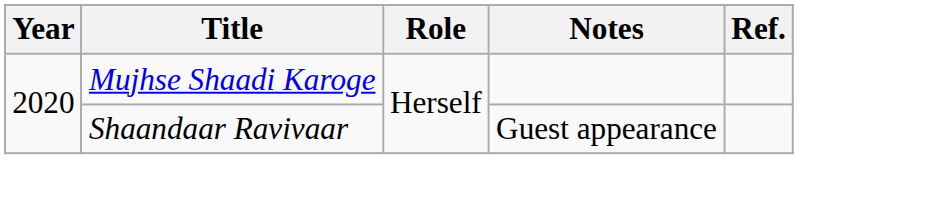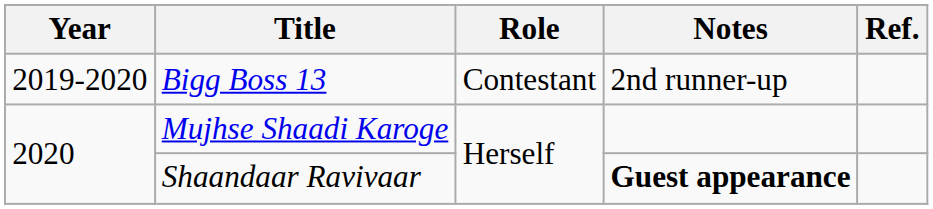+ row: (244, 78)
(607, 128) normal -> (731, 177) bold
